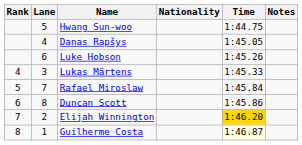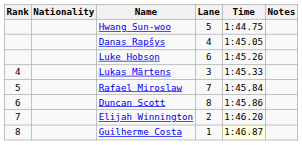columns swapped: (44, 12) <-> (189, 12)
(244, 117) gold background -> (244, 117) no background
